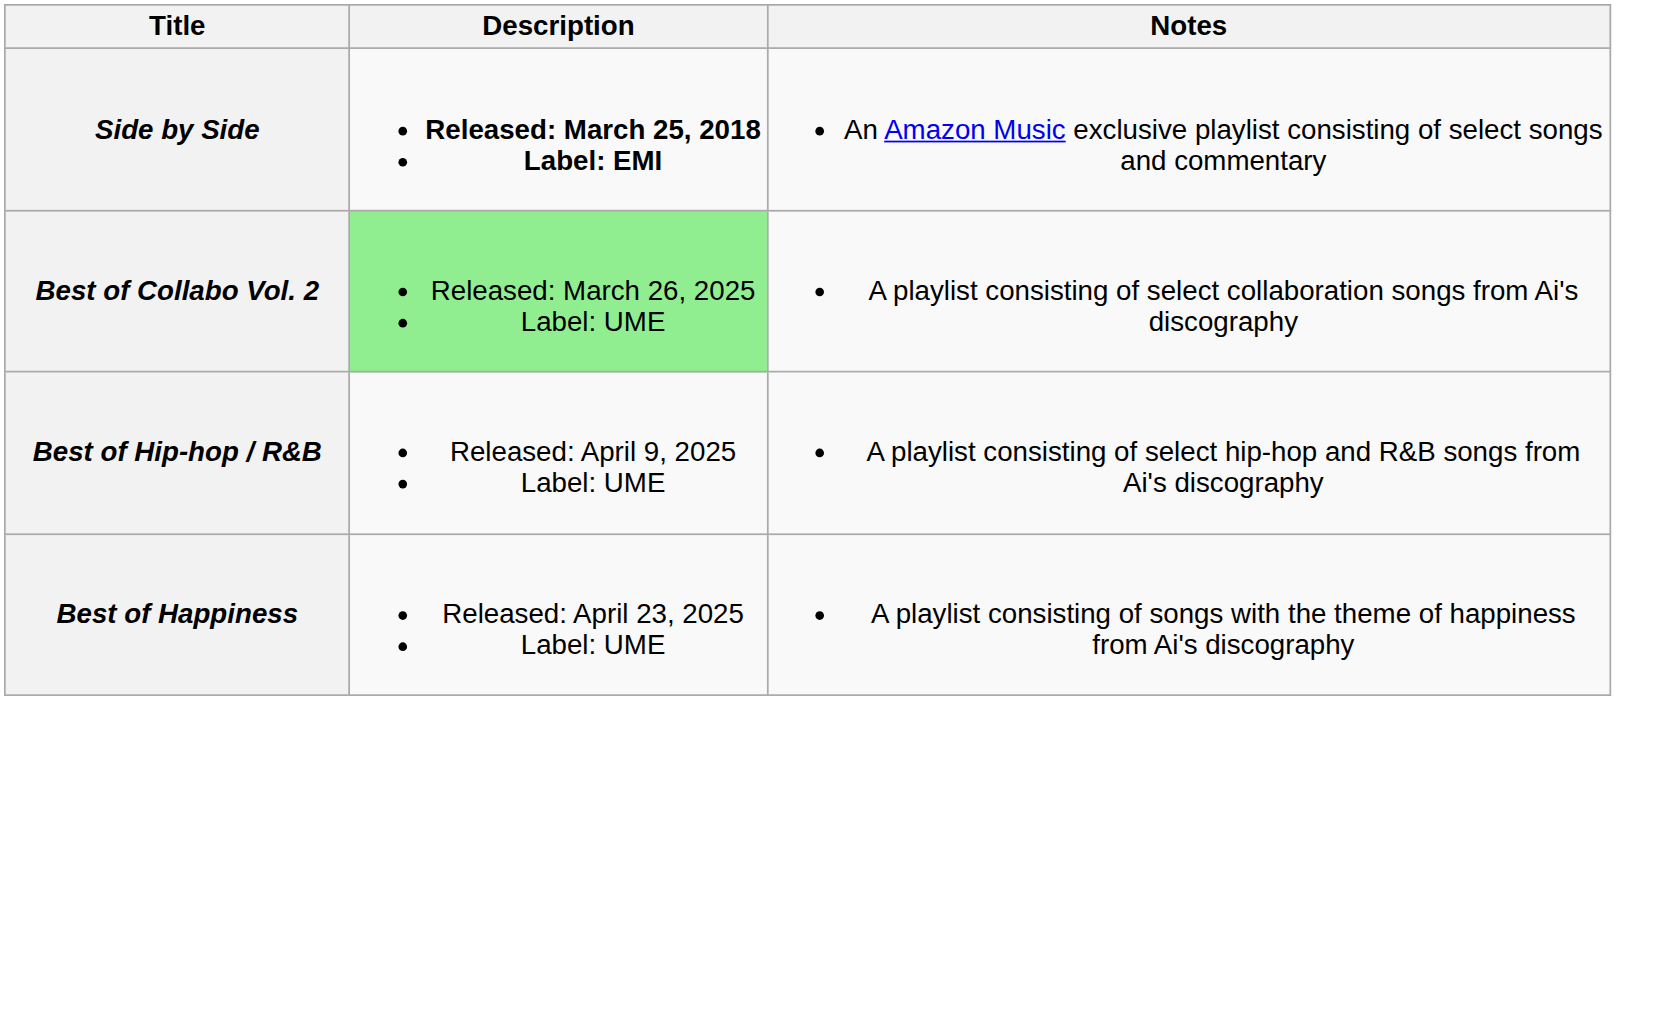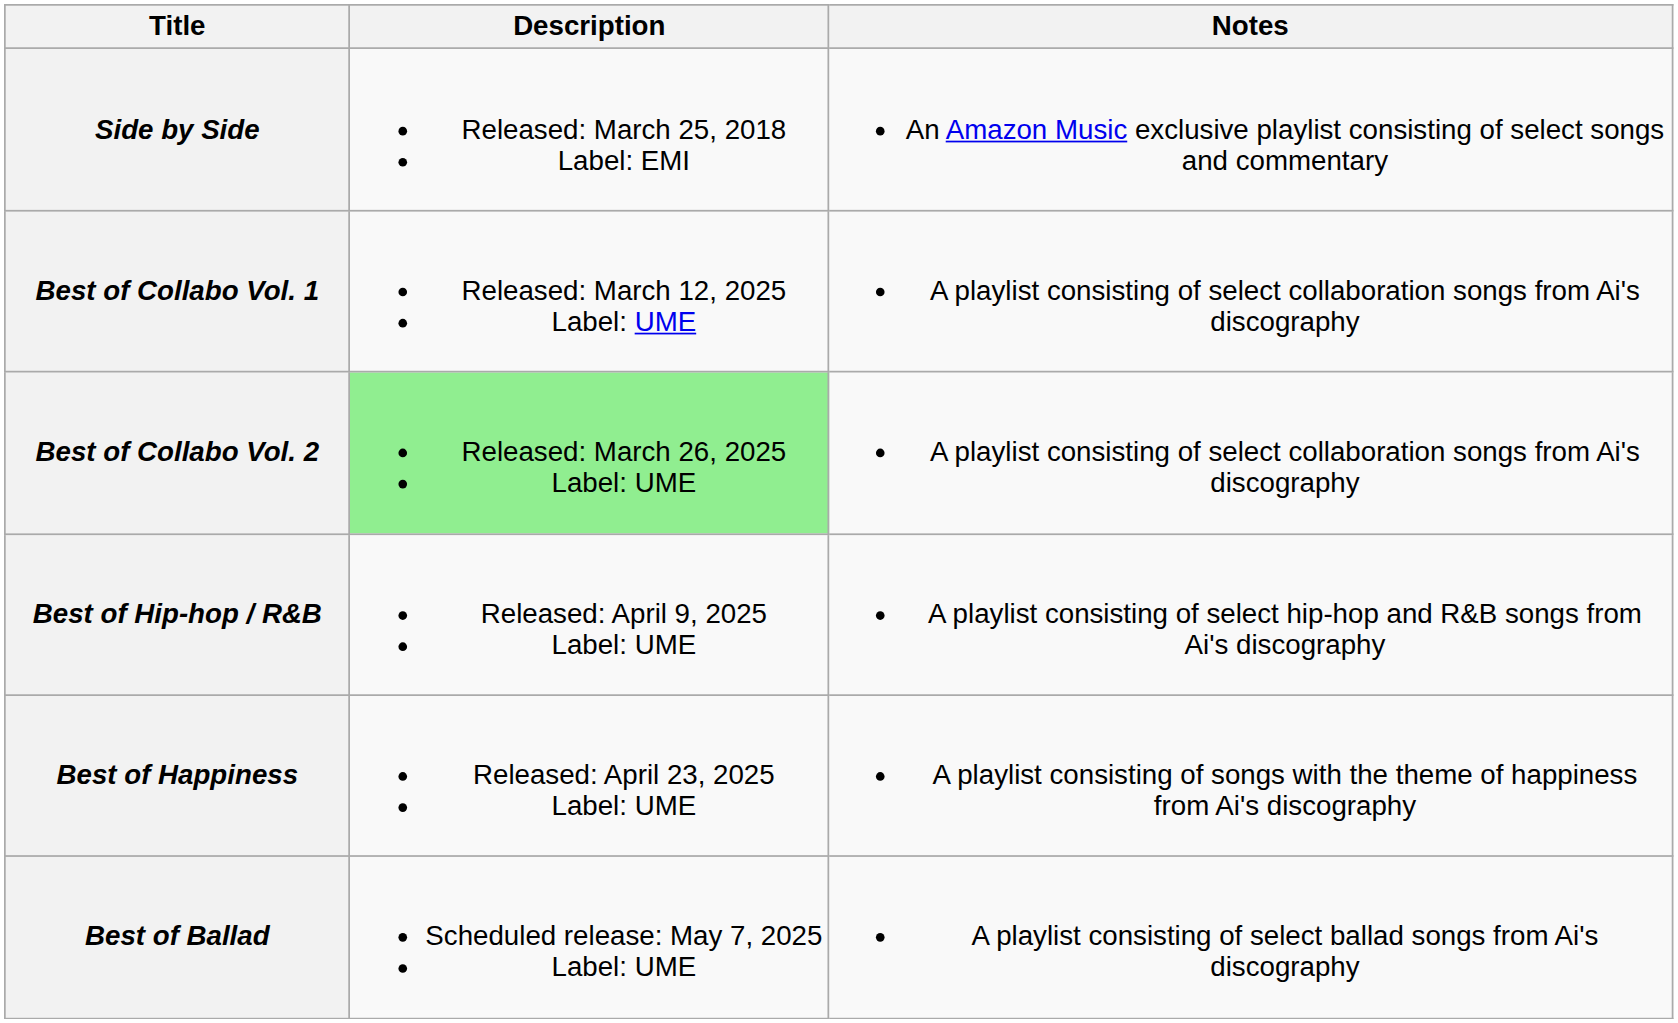(558, 145) bold -> (589, 145) normal
+ row: (177, 290)
+ row: (177, 936)
